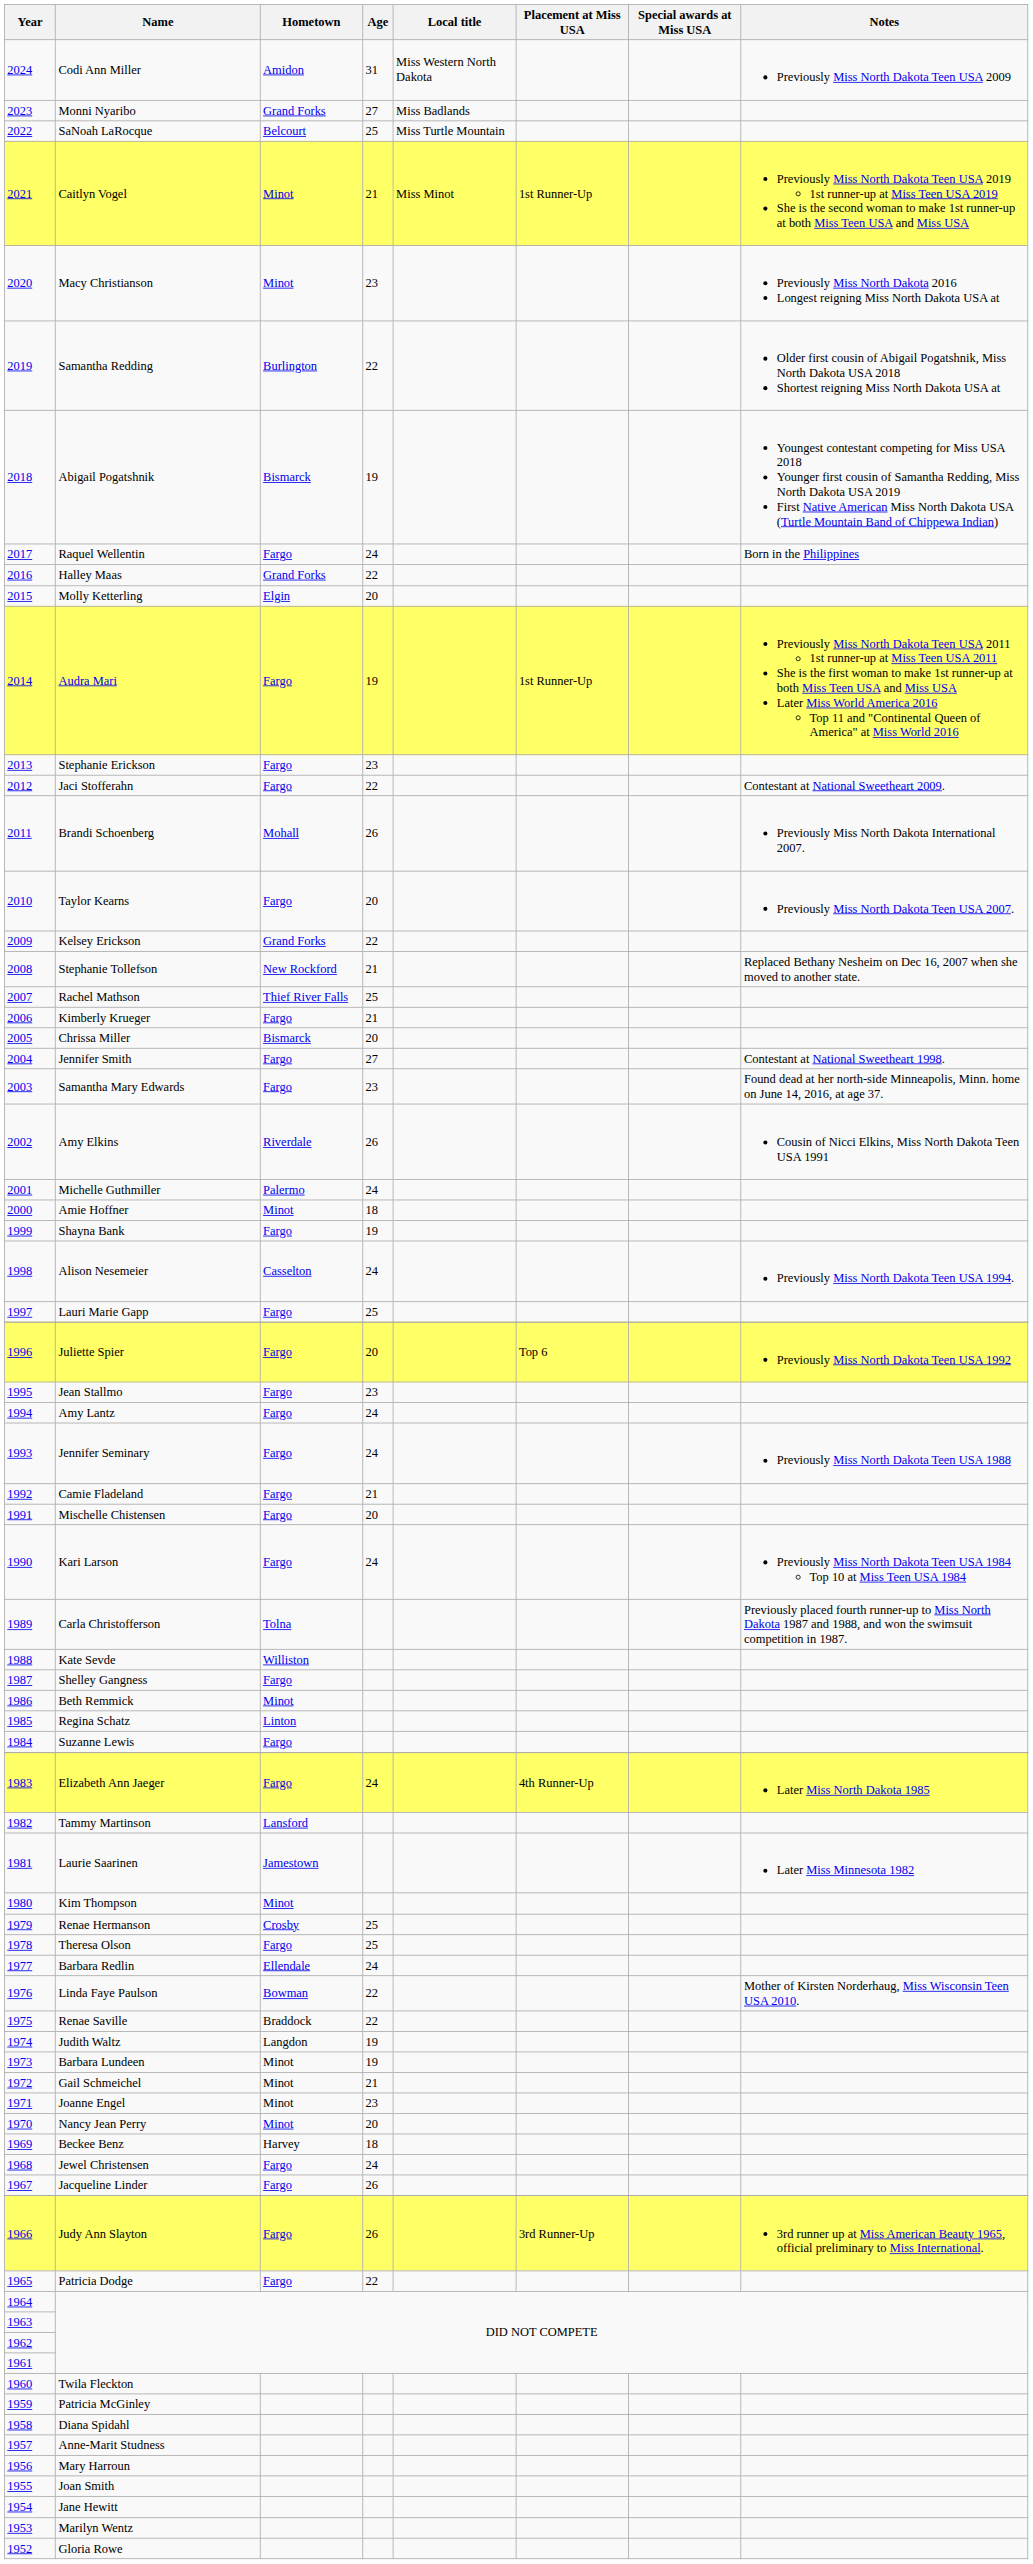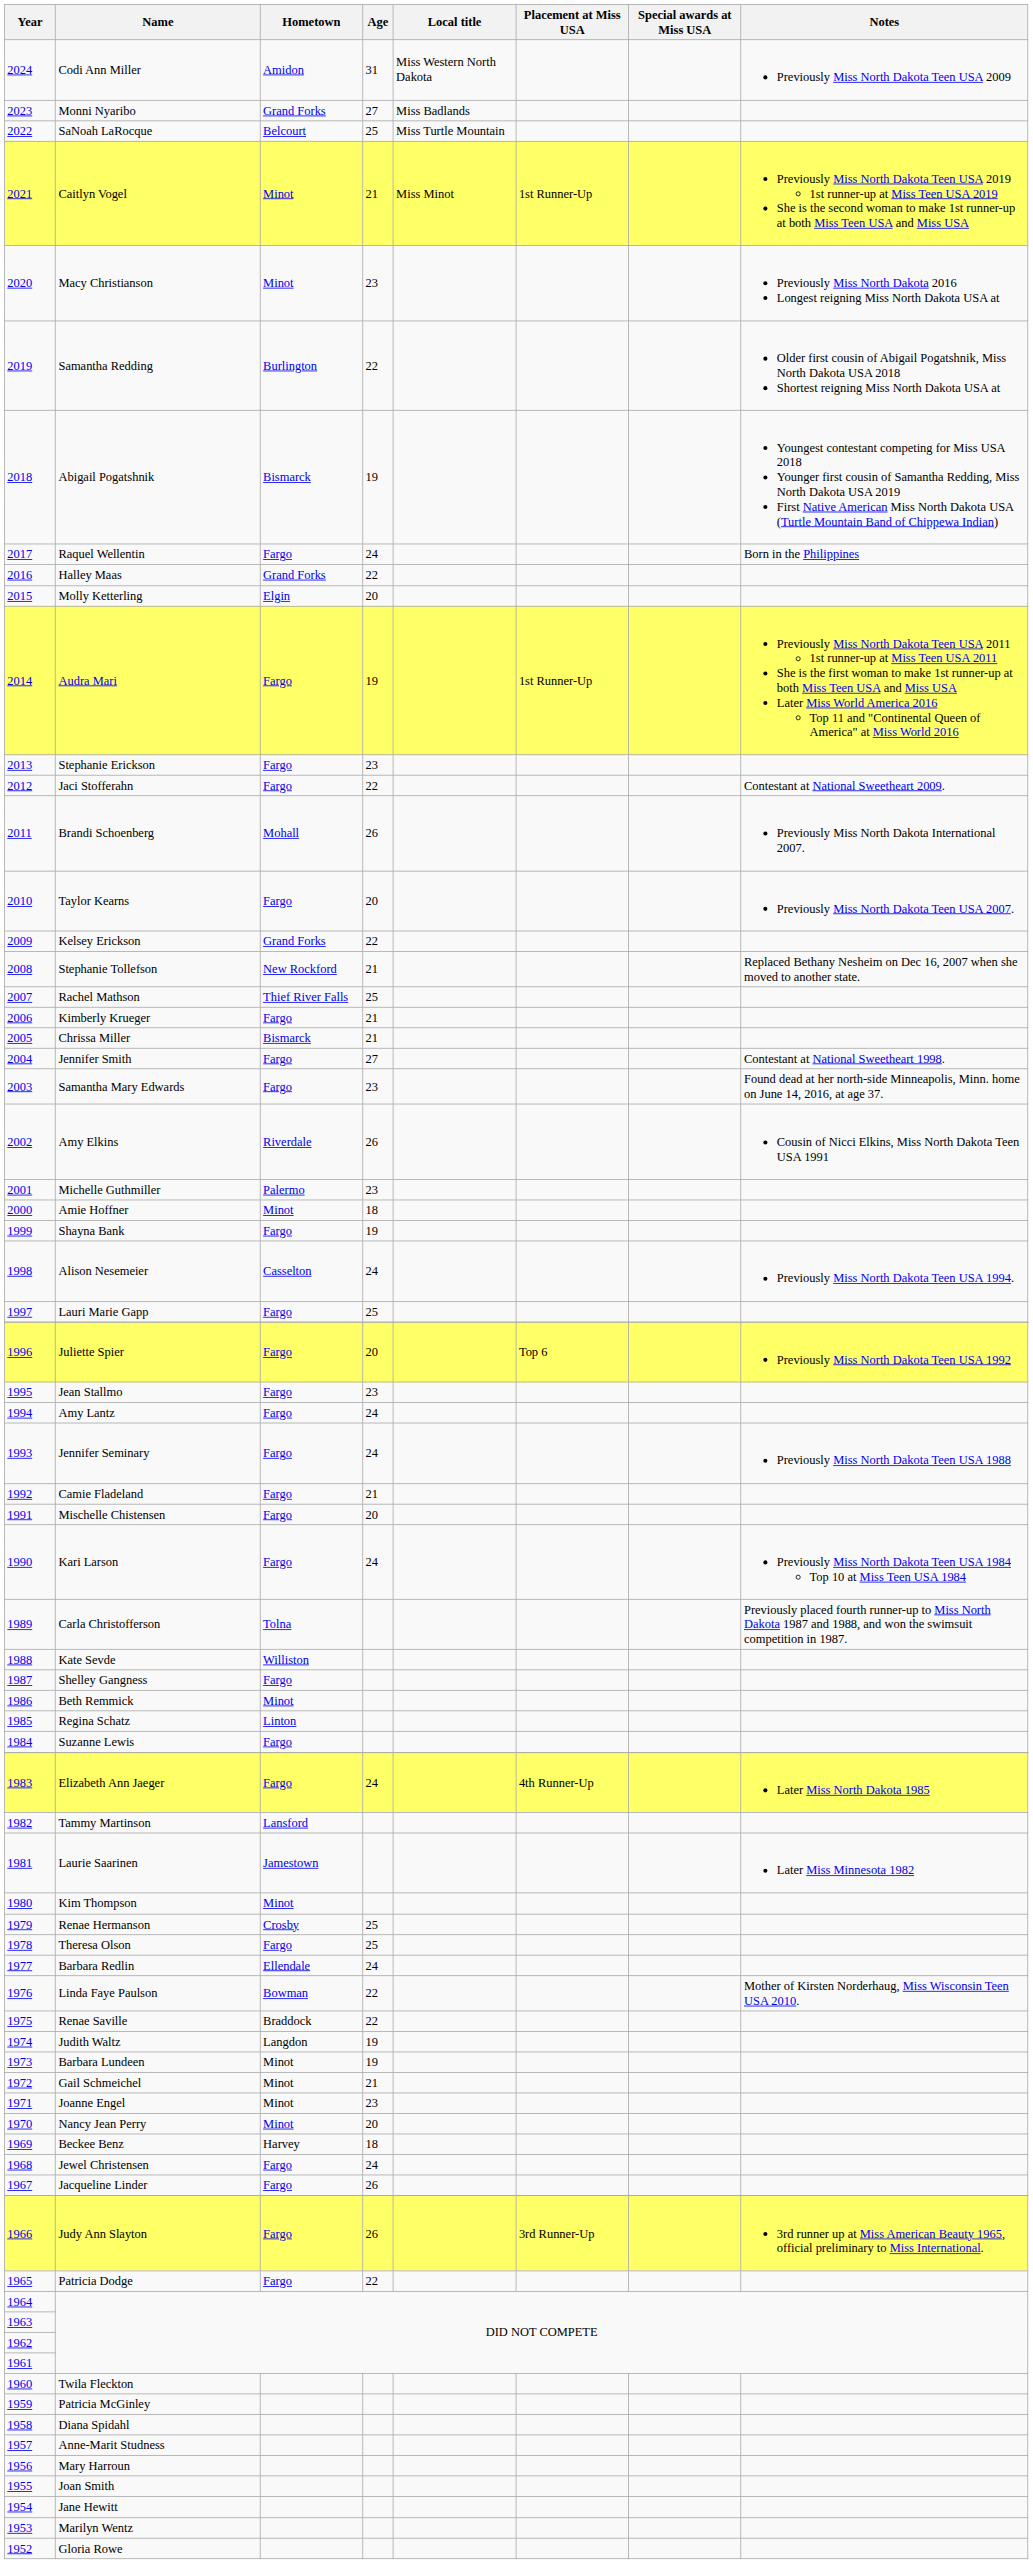(372, 1038) 20 -> (372, 1038) 21
(372, 1189) 24 -> (372, 1189) 23
